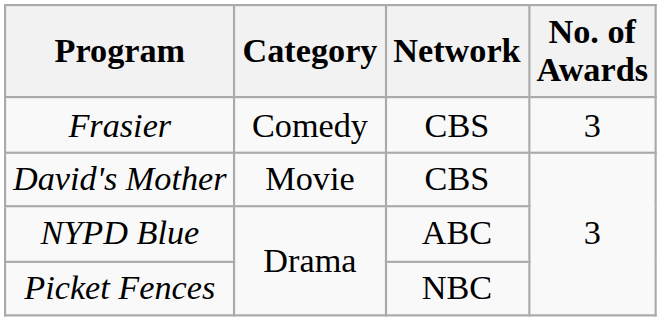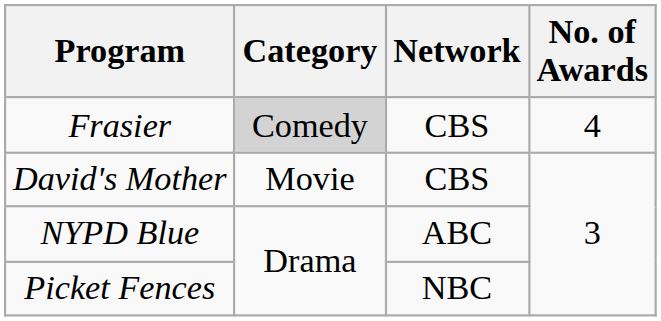(310, 124) no background -> (310, 124) lightgrey background
(592, 124) 3 -> (592, 124) 4
